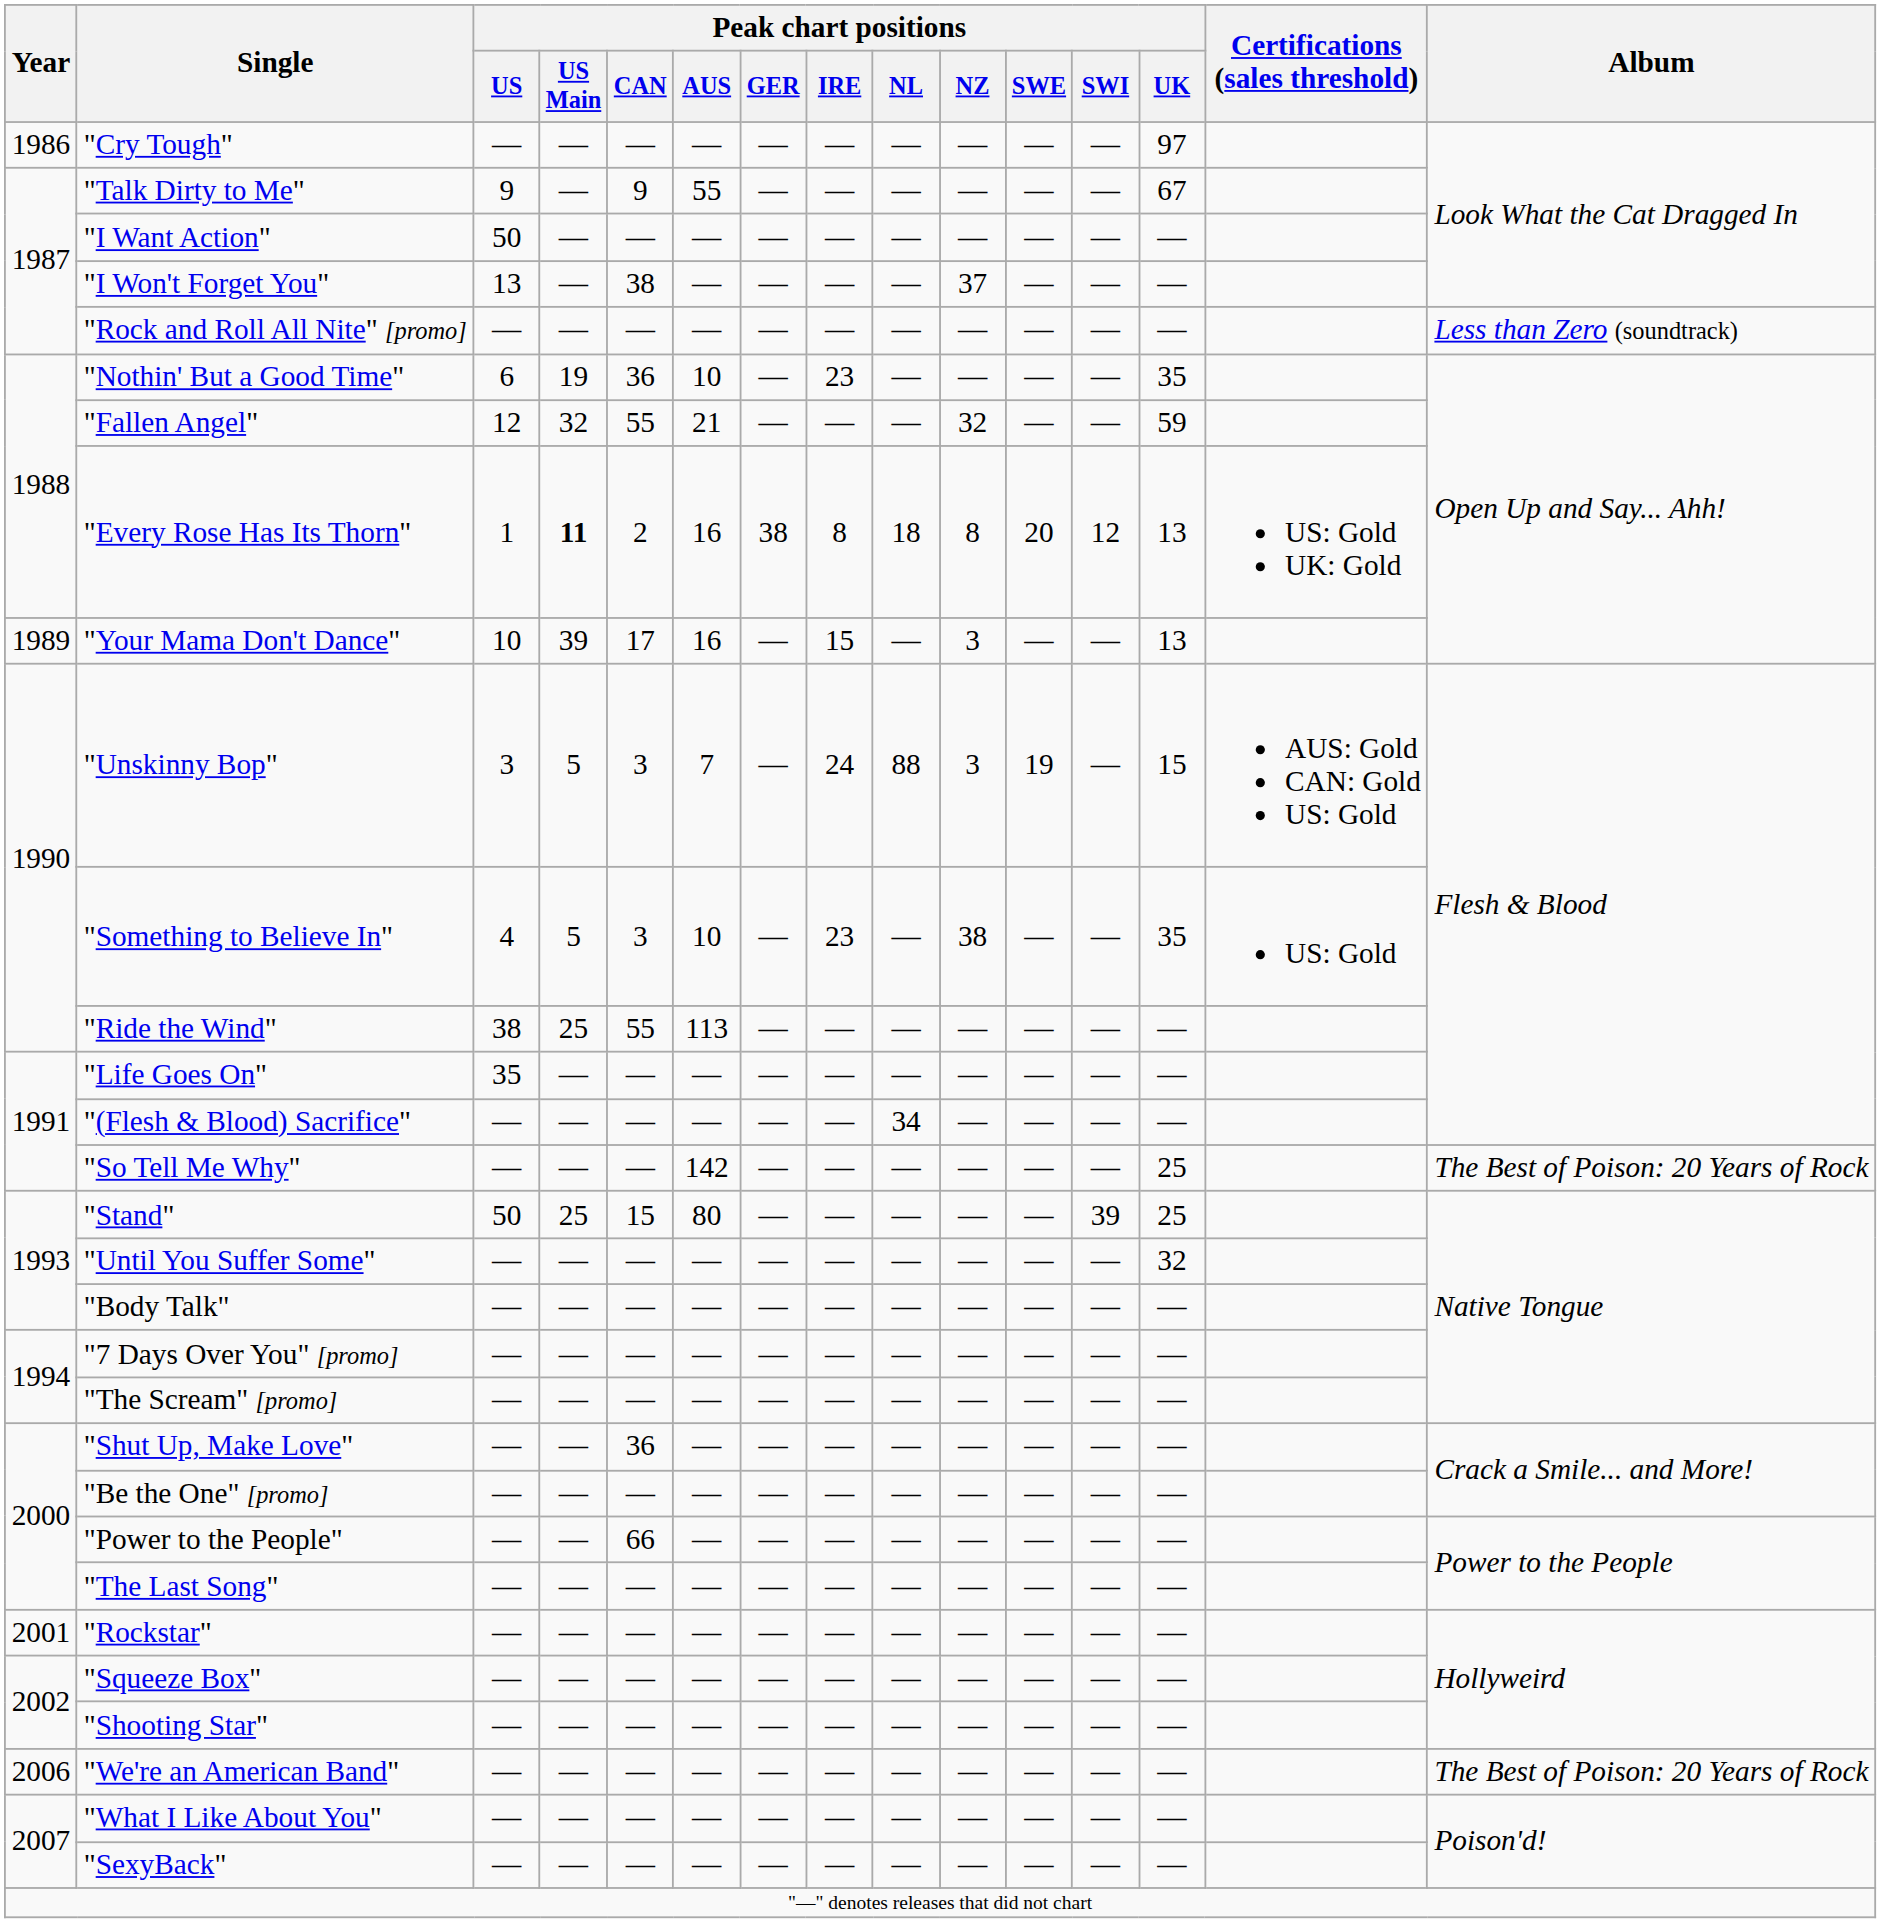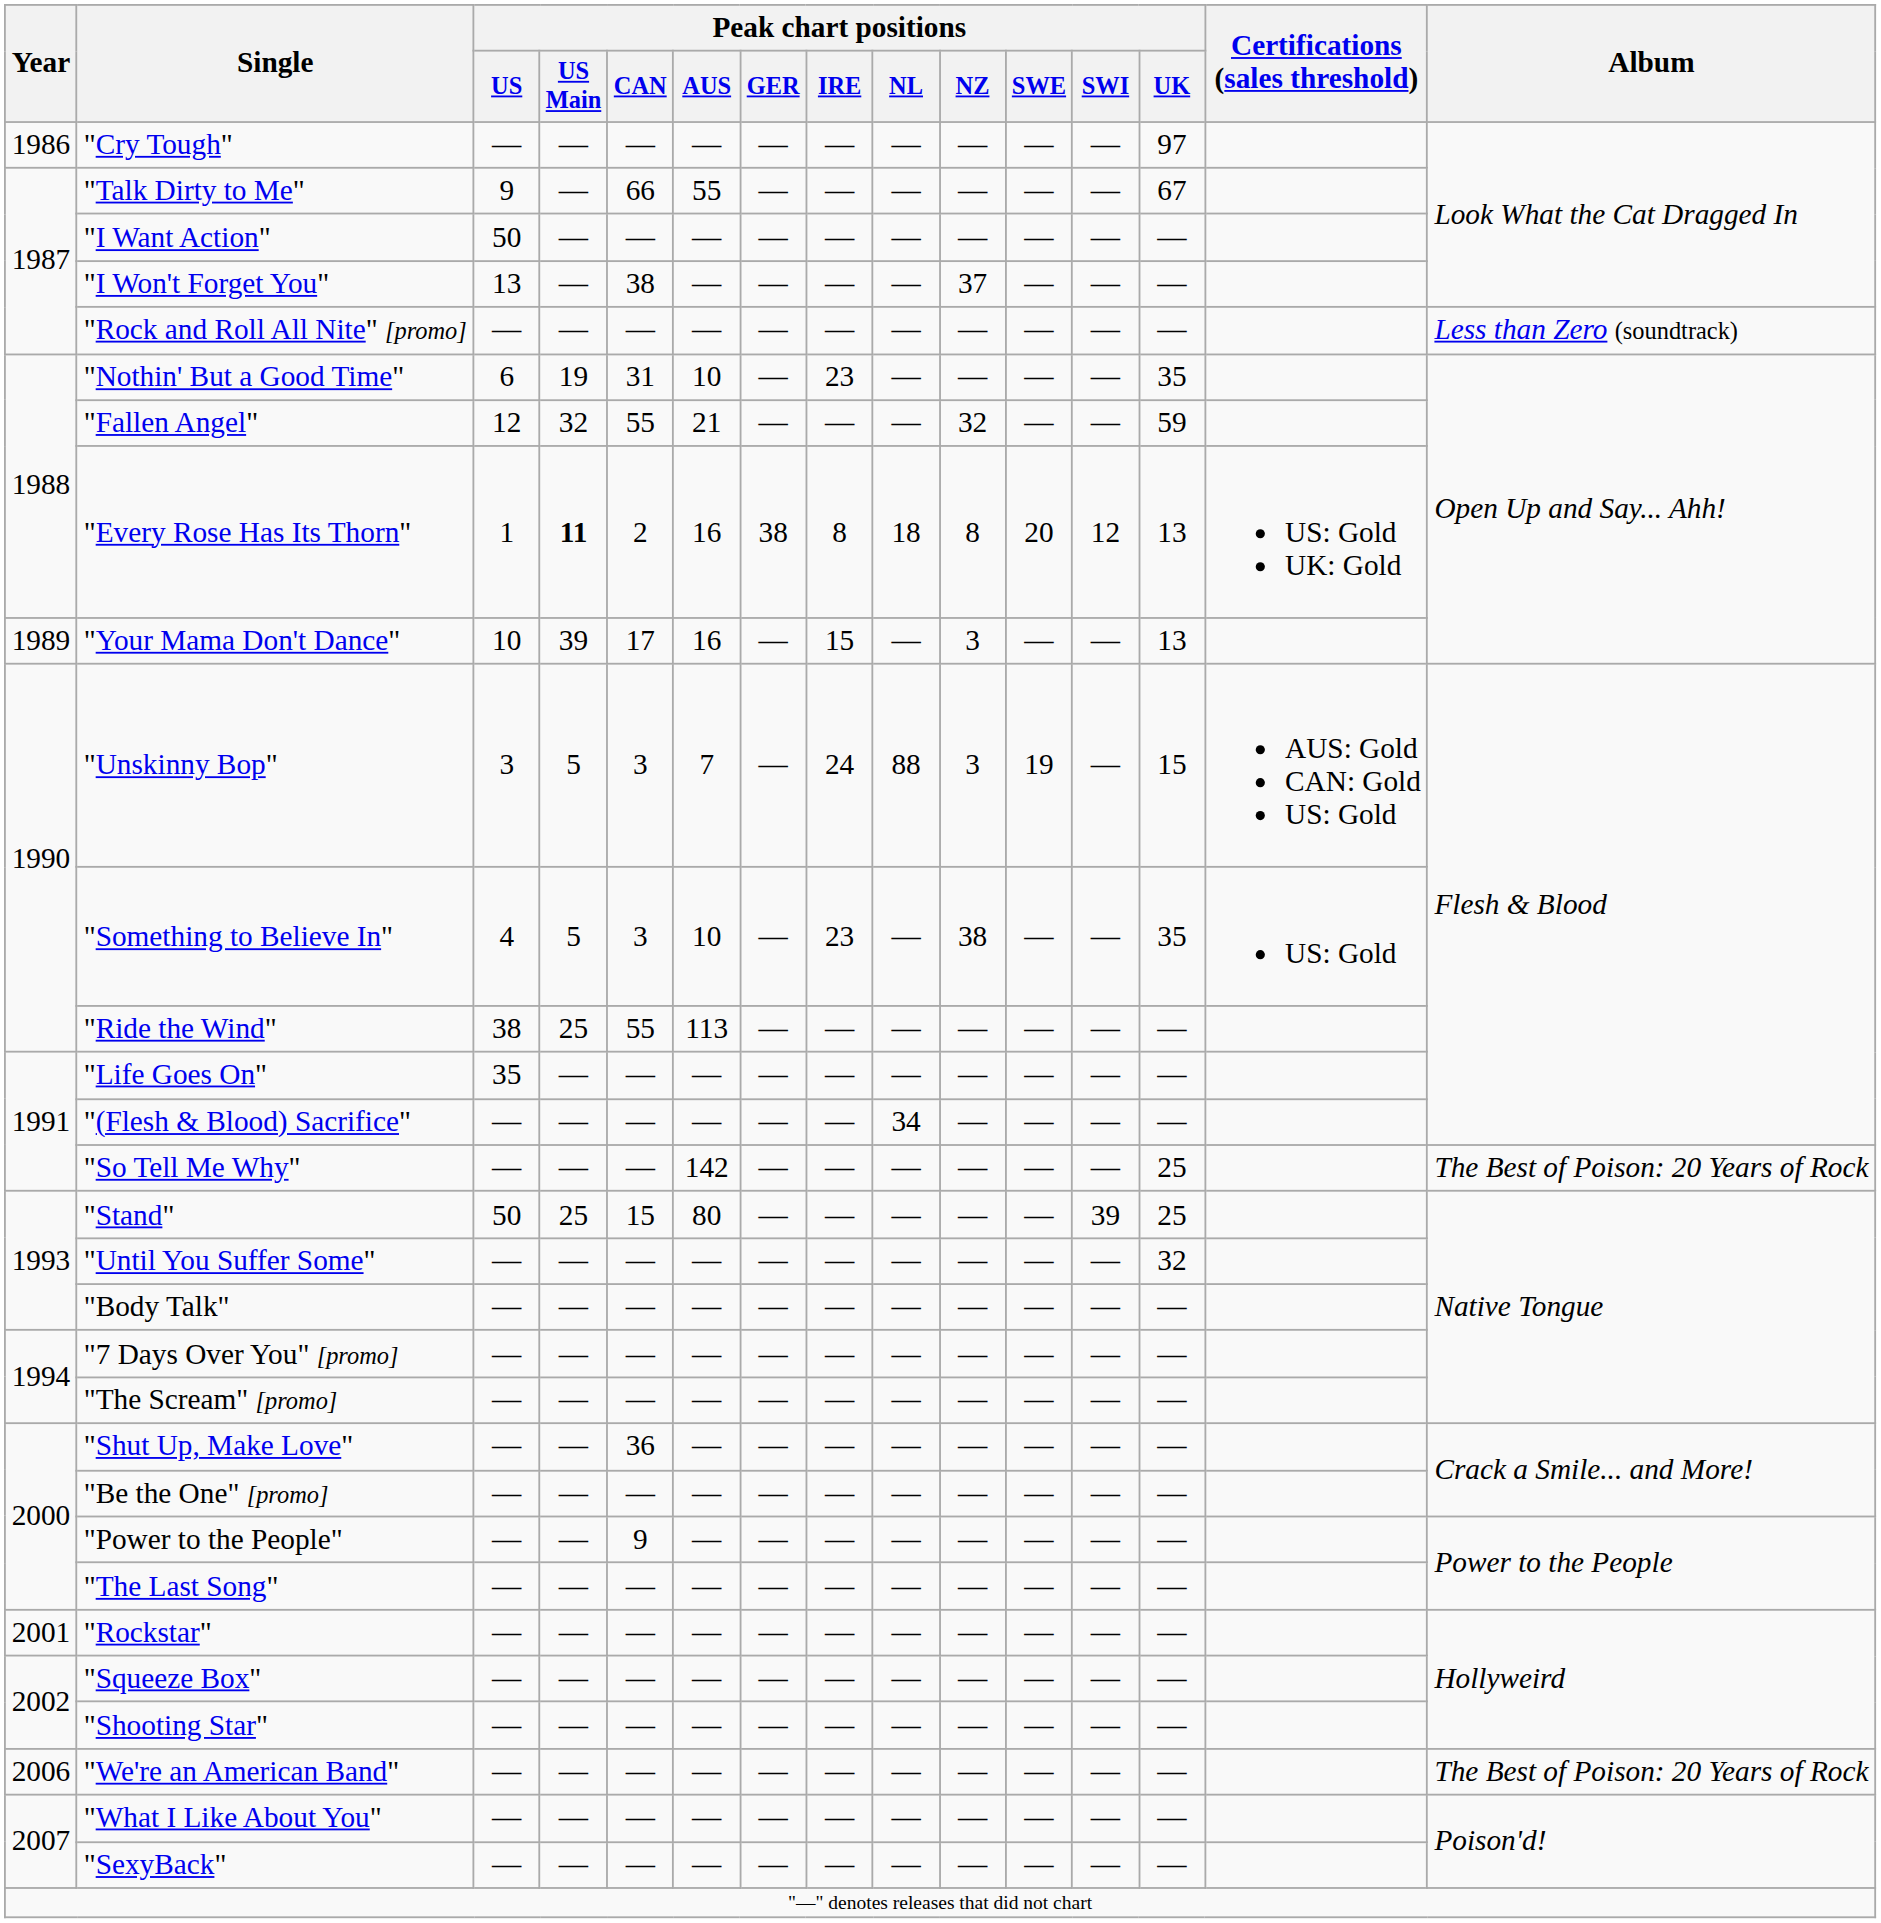(640, 190) 9 -> (640, 190) 66
(640, 376) 36 -> (640, 376) 31
(640, 1539) 66 -> (640, 1539) 9
